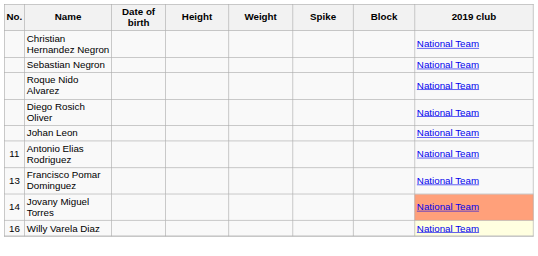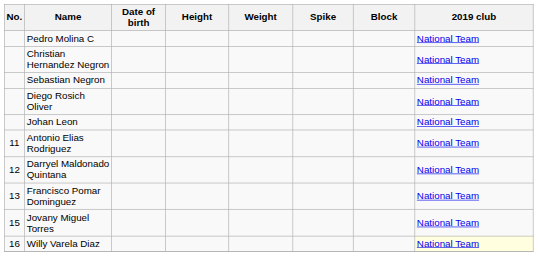+ row: (60, 38)
- row: (53, 86)
+ row: (68, 170)
(14, 207) 14 -> (14, 222) 15
(448, 207) lightsalmon background -> (448, 222) no background
